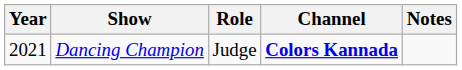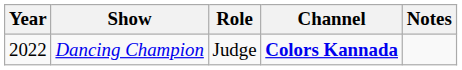(28, 49) 2021 -> (28, 49) 2022
